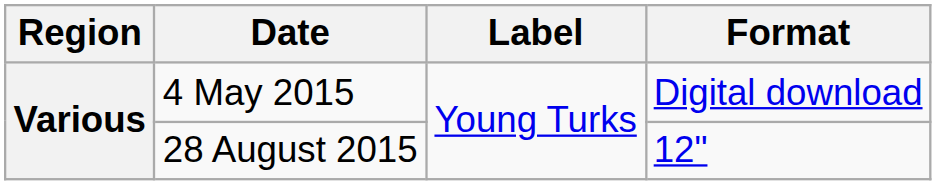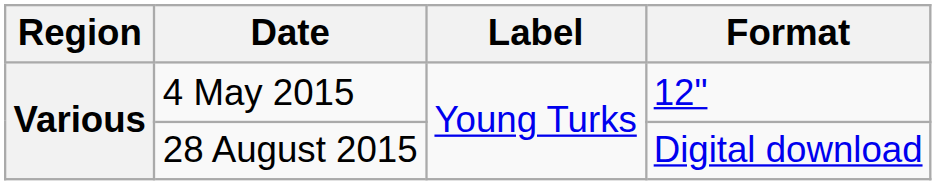(788, 91) Digital download -> (681, 91) 12"
(681, 149) 12" -> (788, 149) Digital download
